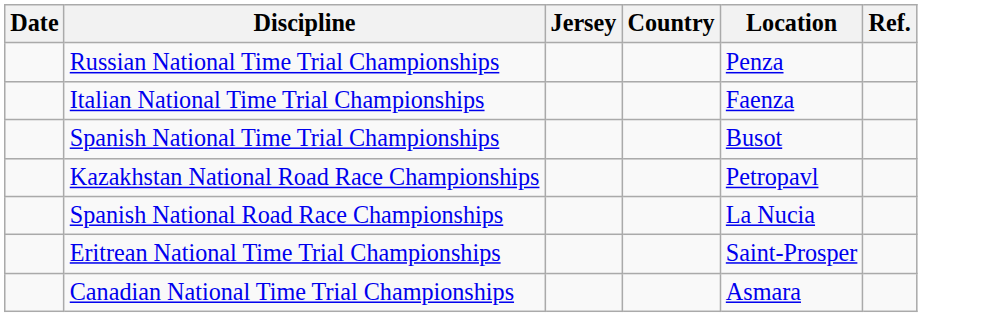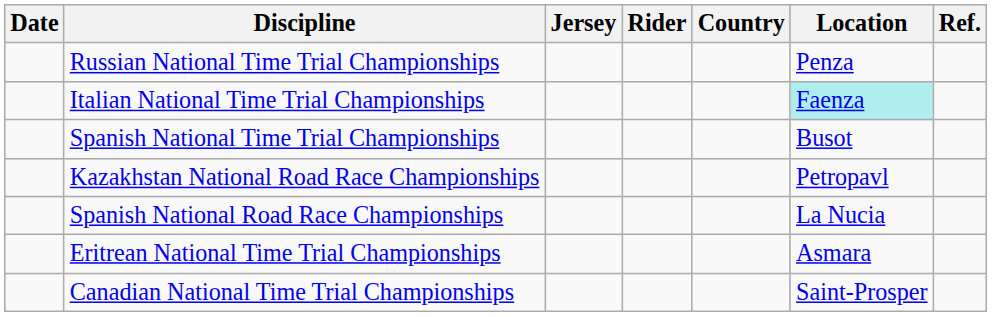+ column: (657, 23)
(760, 100) no background -> (830, 100) paleturquoise background
(792, 253) Saint-Prosper -> (834, 253) Asmara
(763, 291) Asmara -> (862, 291) Saint-Prosper
